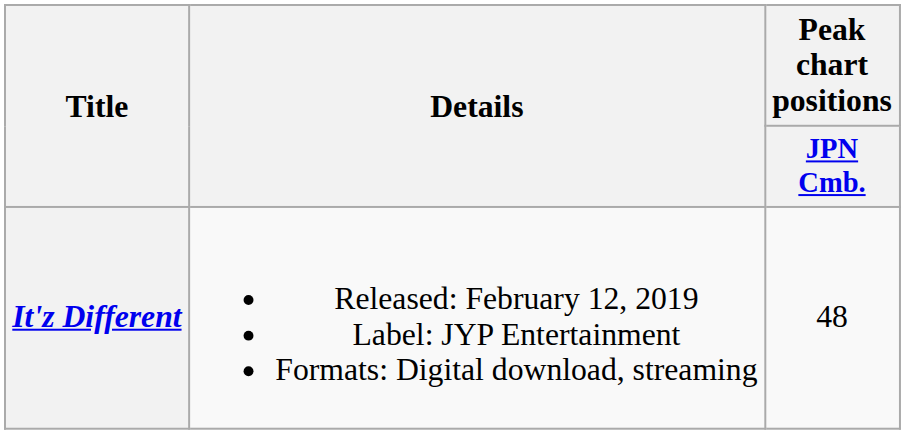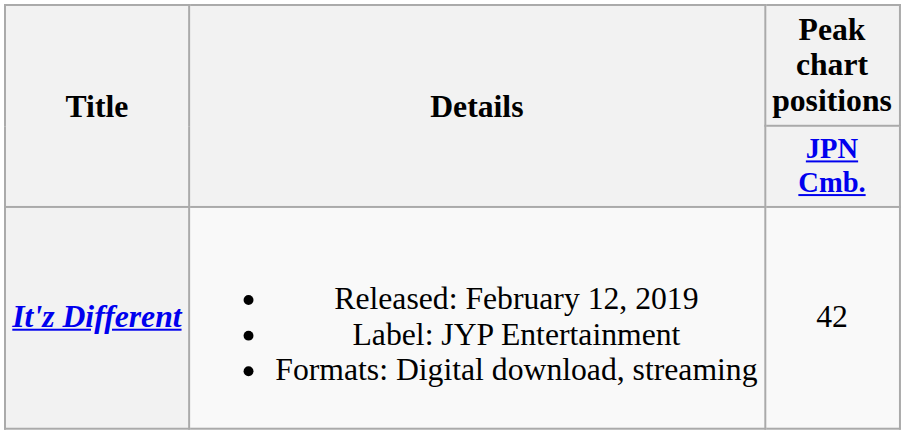(832, 316) 48 -> (832, 316) 42
